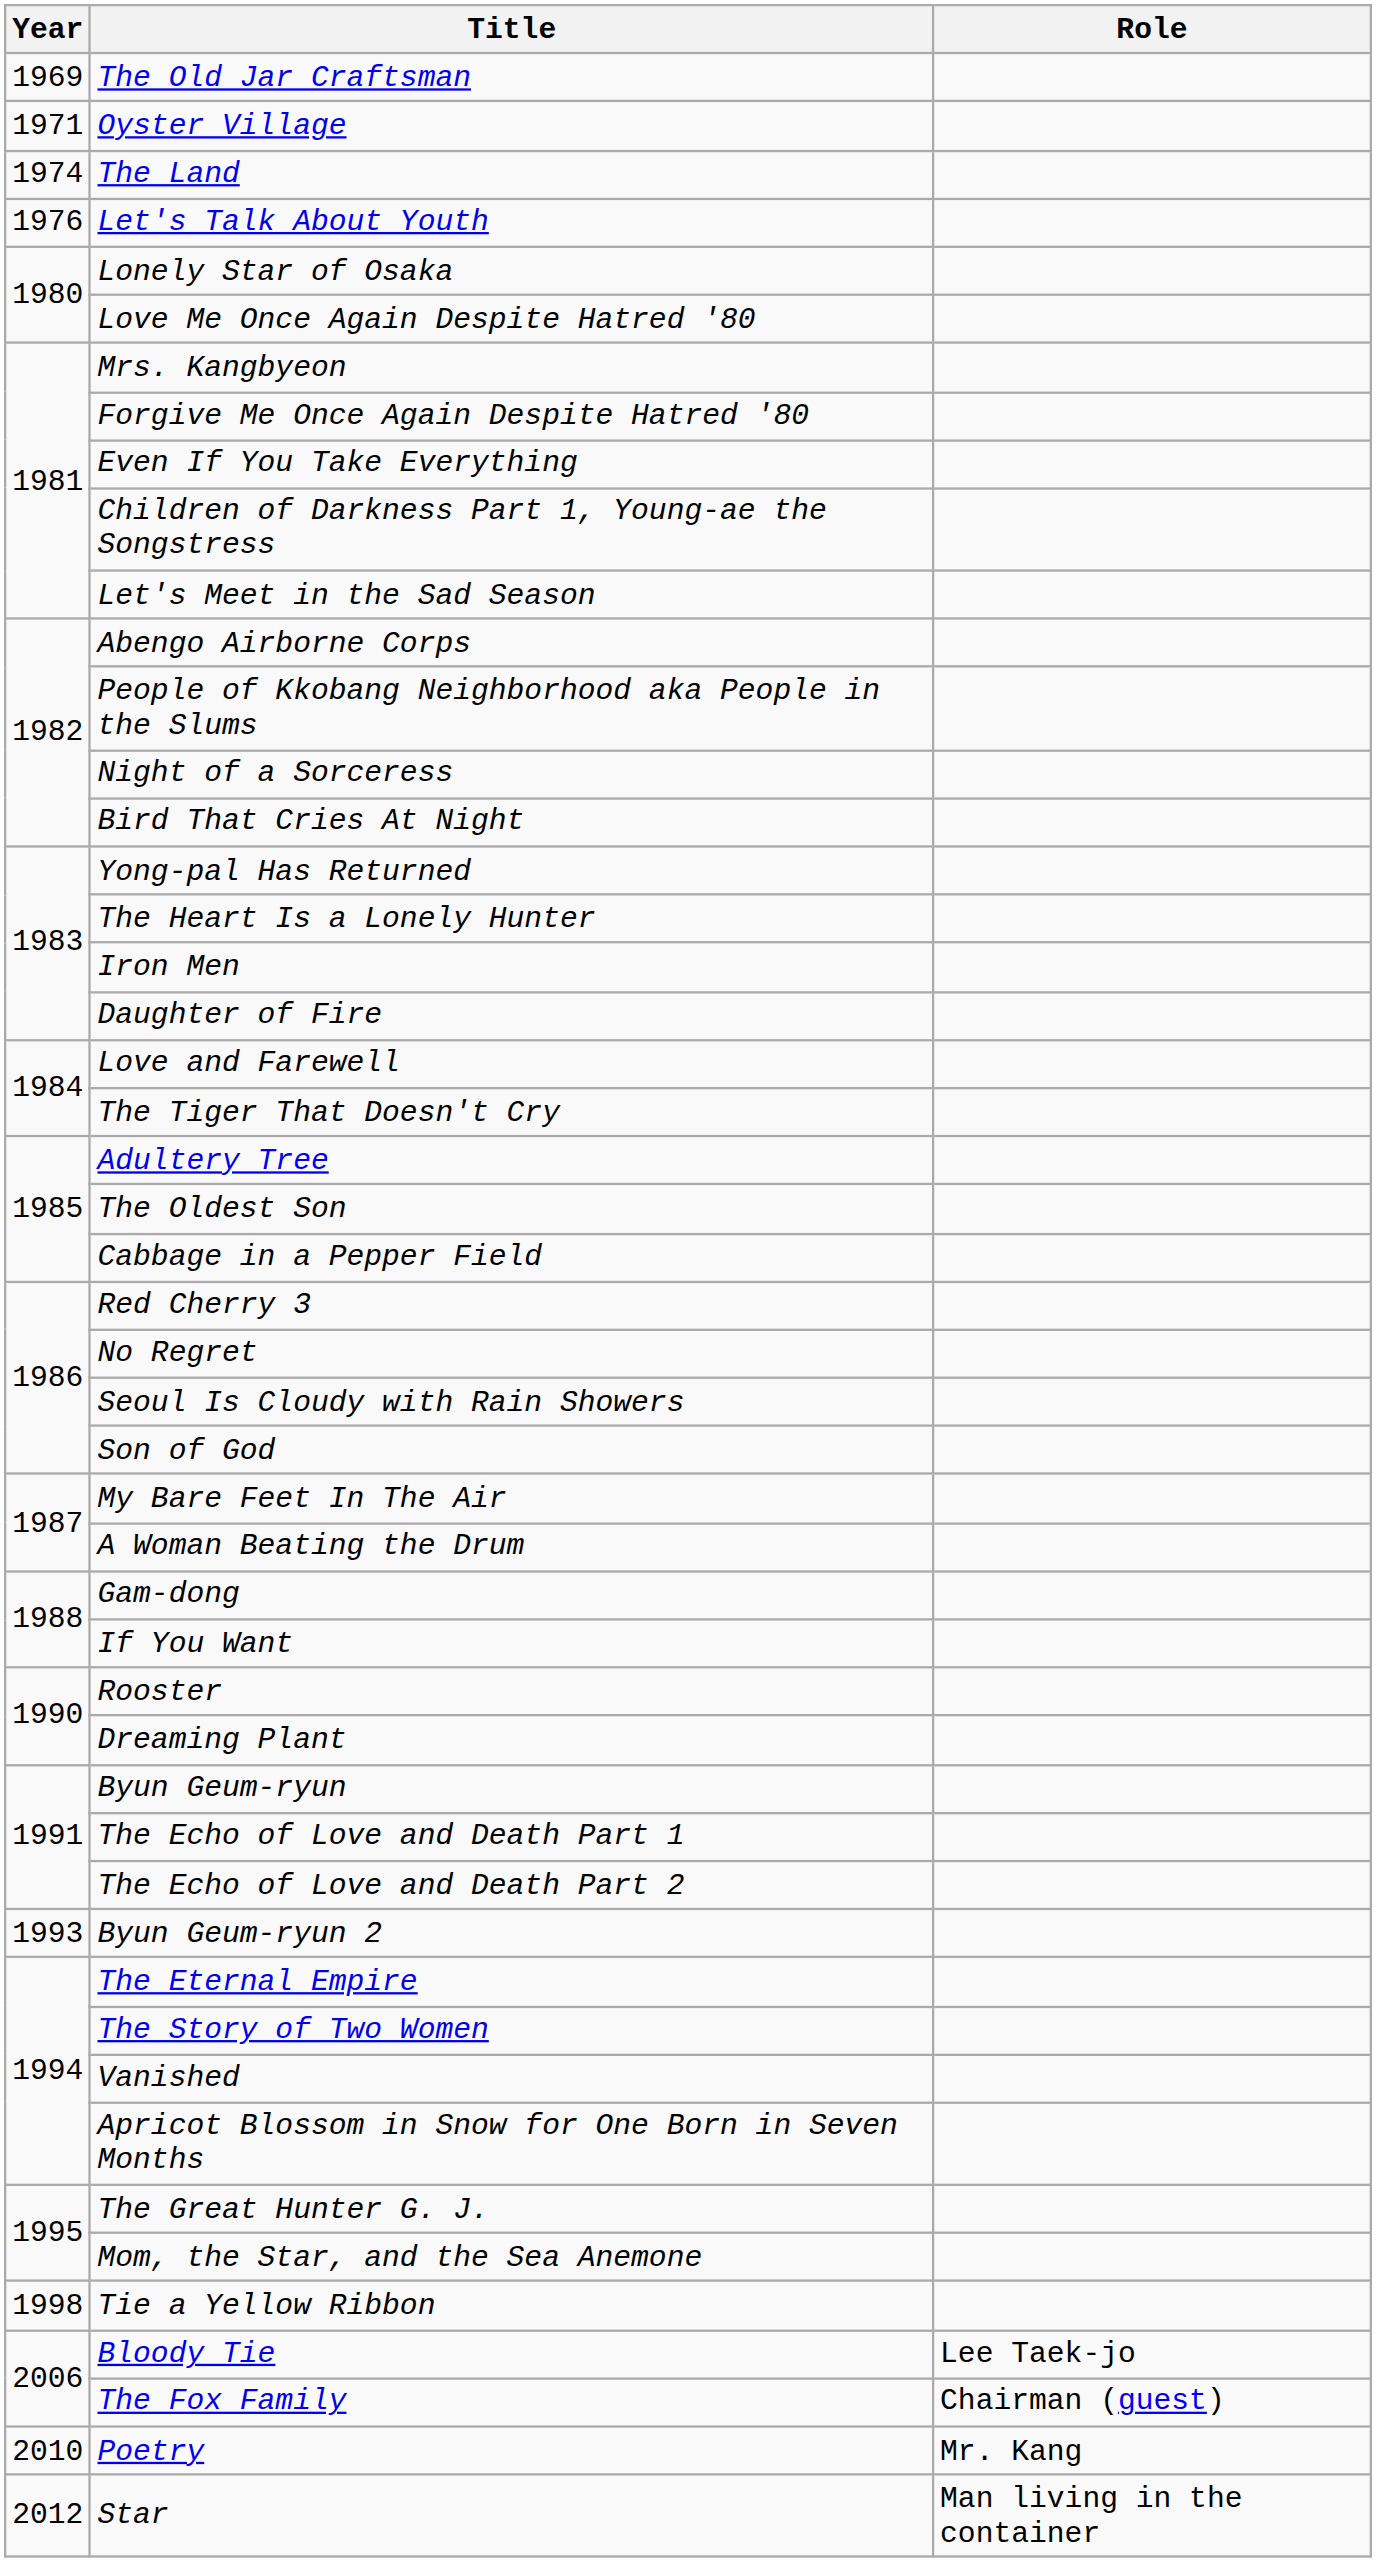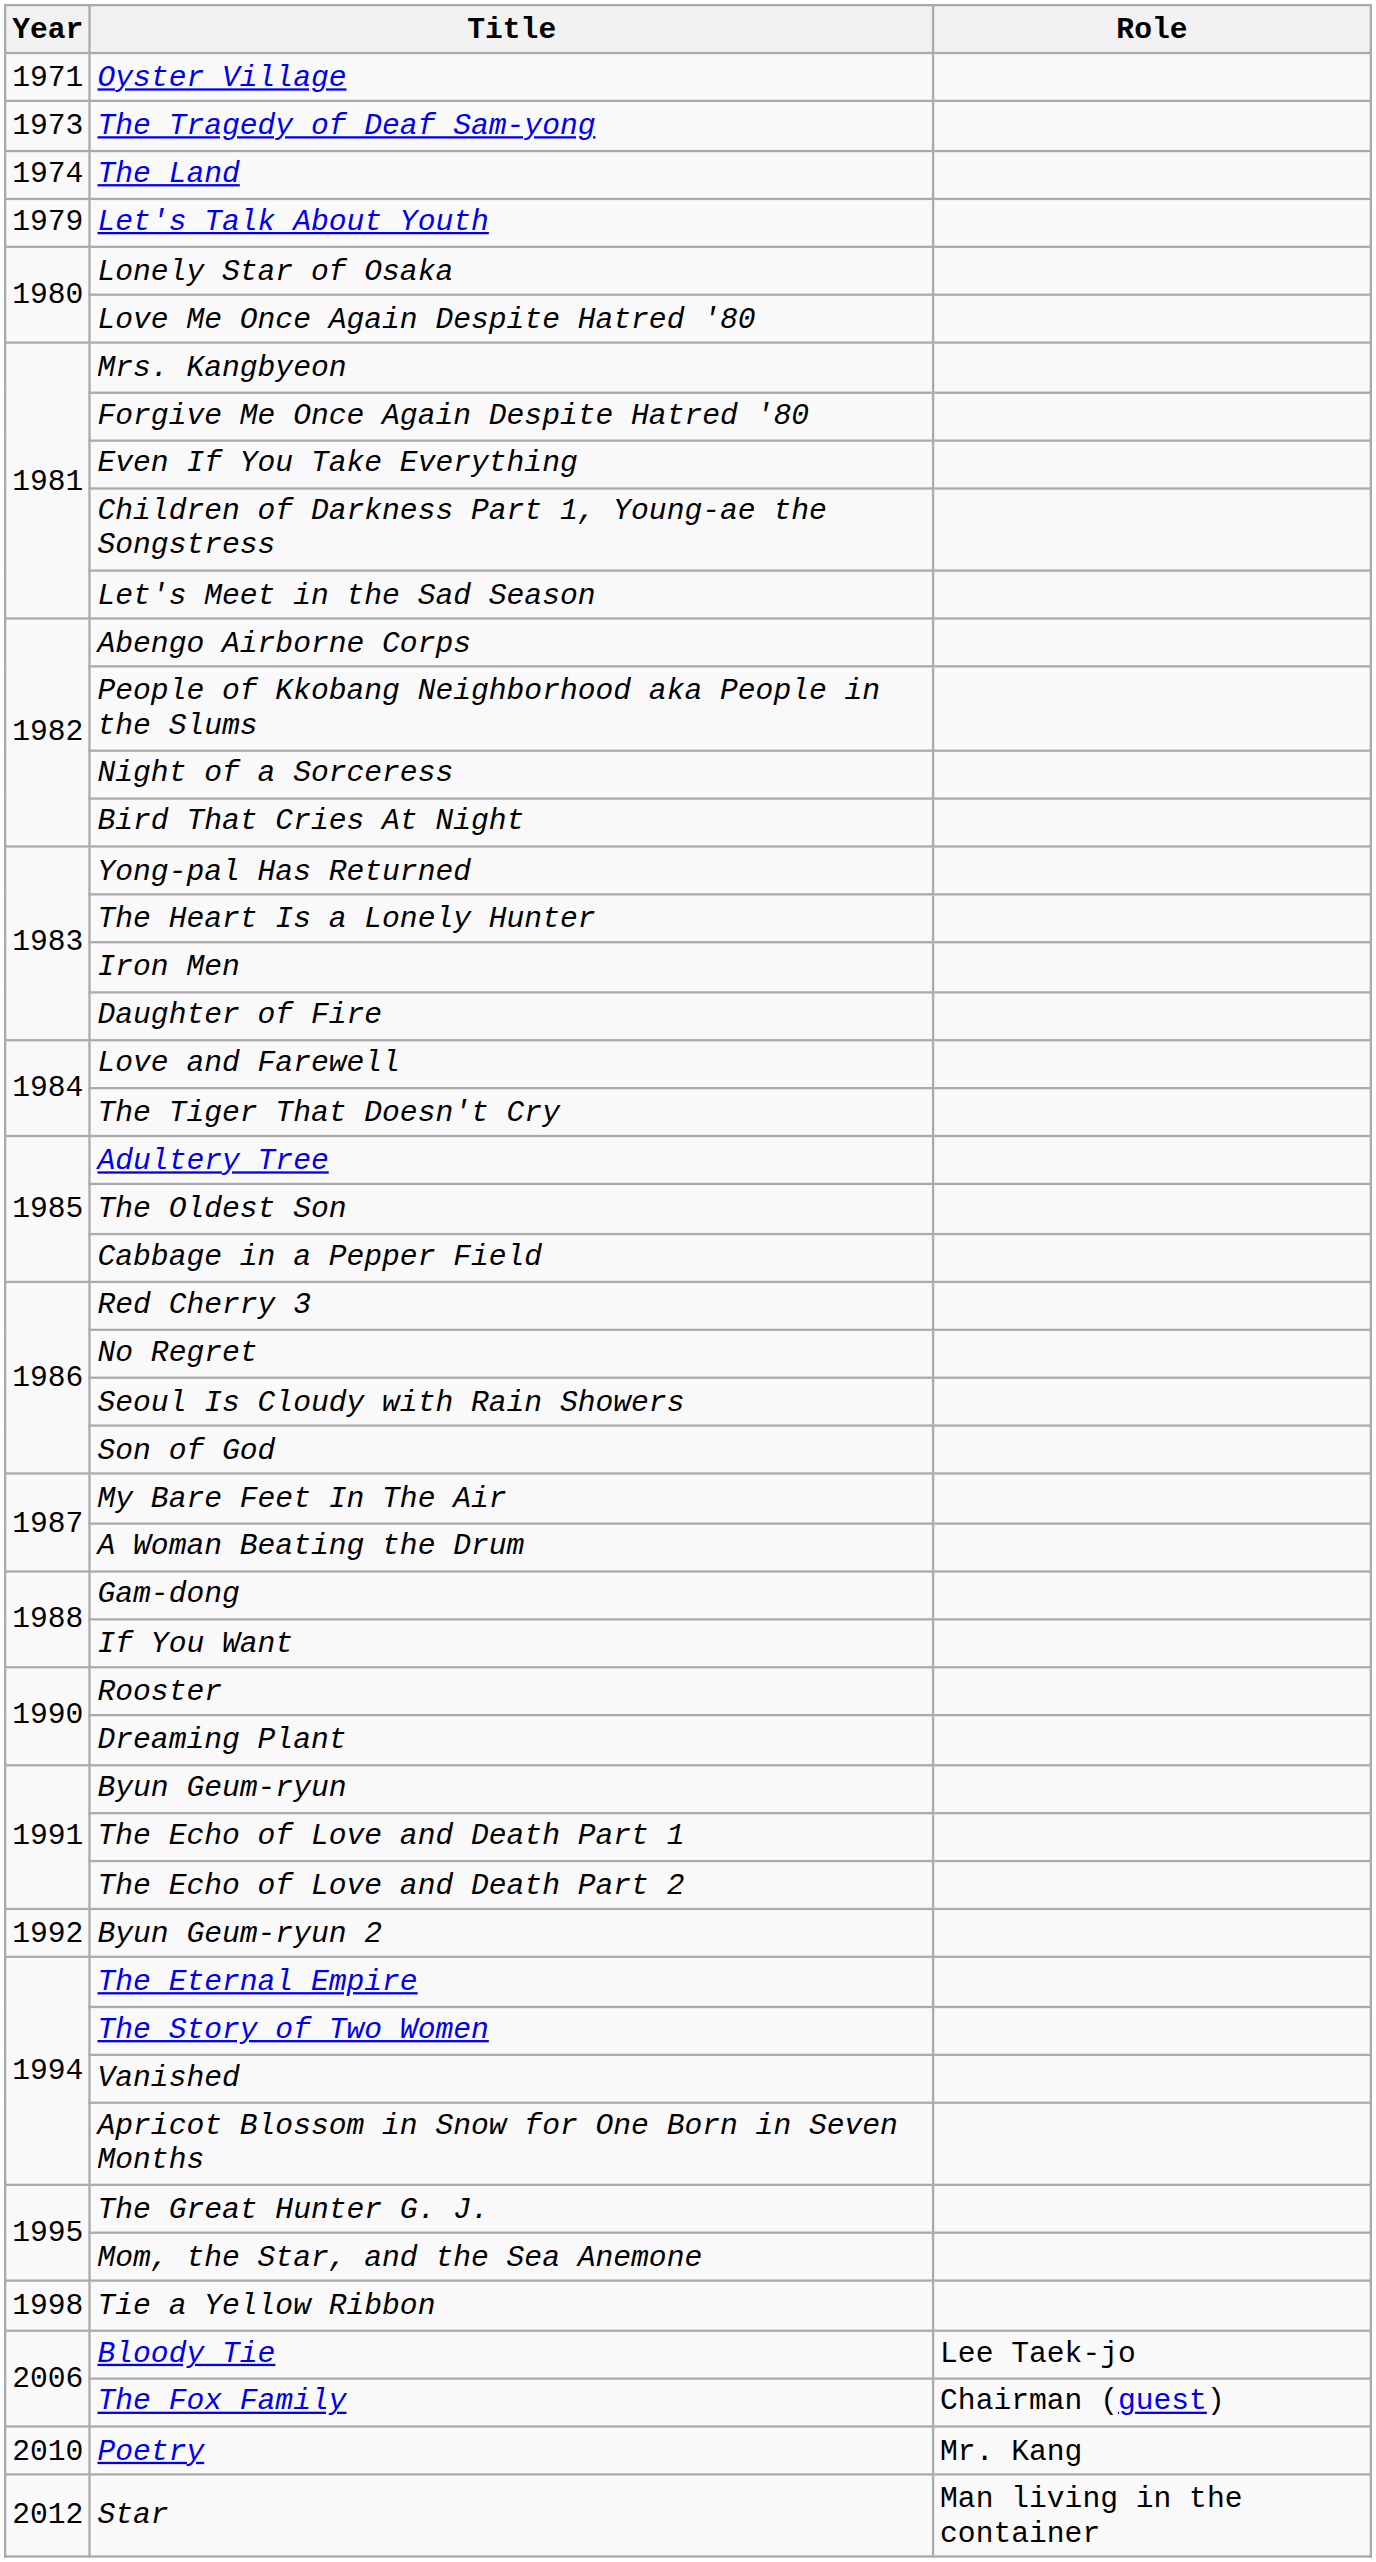- row: (284, 78)
+ row: (346, 126)
(48, 223) 1976 -> (48, 223) 1979
(48, 1933) 1993 -> (48, 1933) 1992
